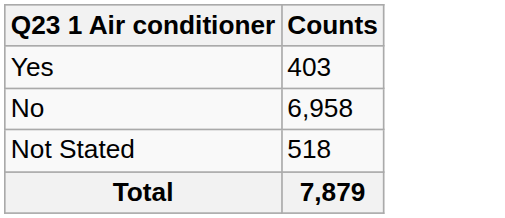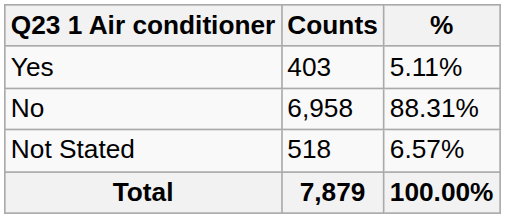+ column: (442, 25)
